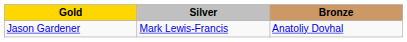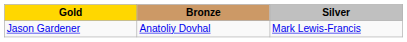columns swapped: (203, 12) <-> (336, 12)
